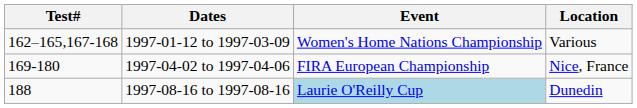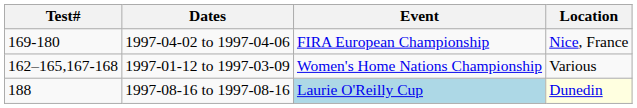rows swapped: (207, 41) <-> (207, 66)
(576, 90) no background -> (576, 90) lightyellow background
